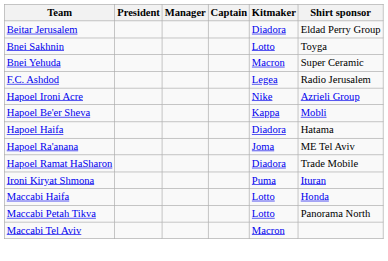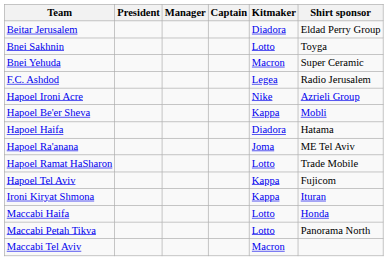(269, 163) Diadora -> (263, 163) Lotto
+ row: (41, 180)
(264, 180) Puma -> (266, 197) Kappa
